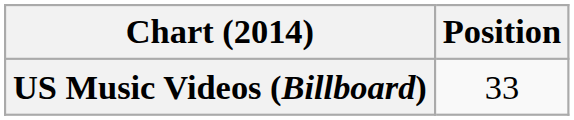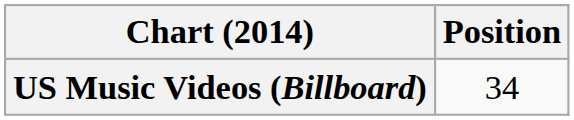(502, 86) 33 -> (502, 86) 34
